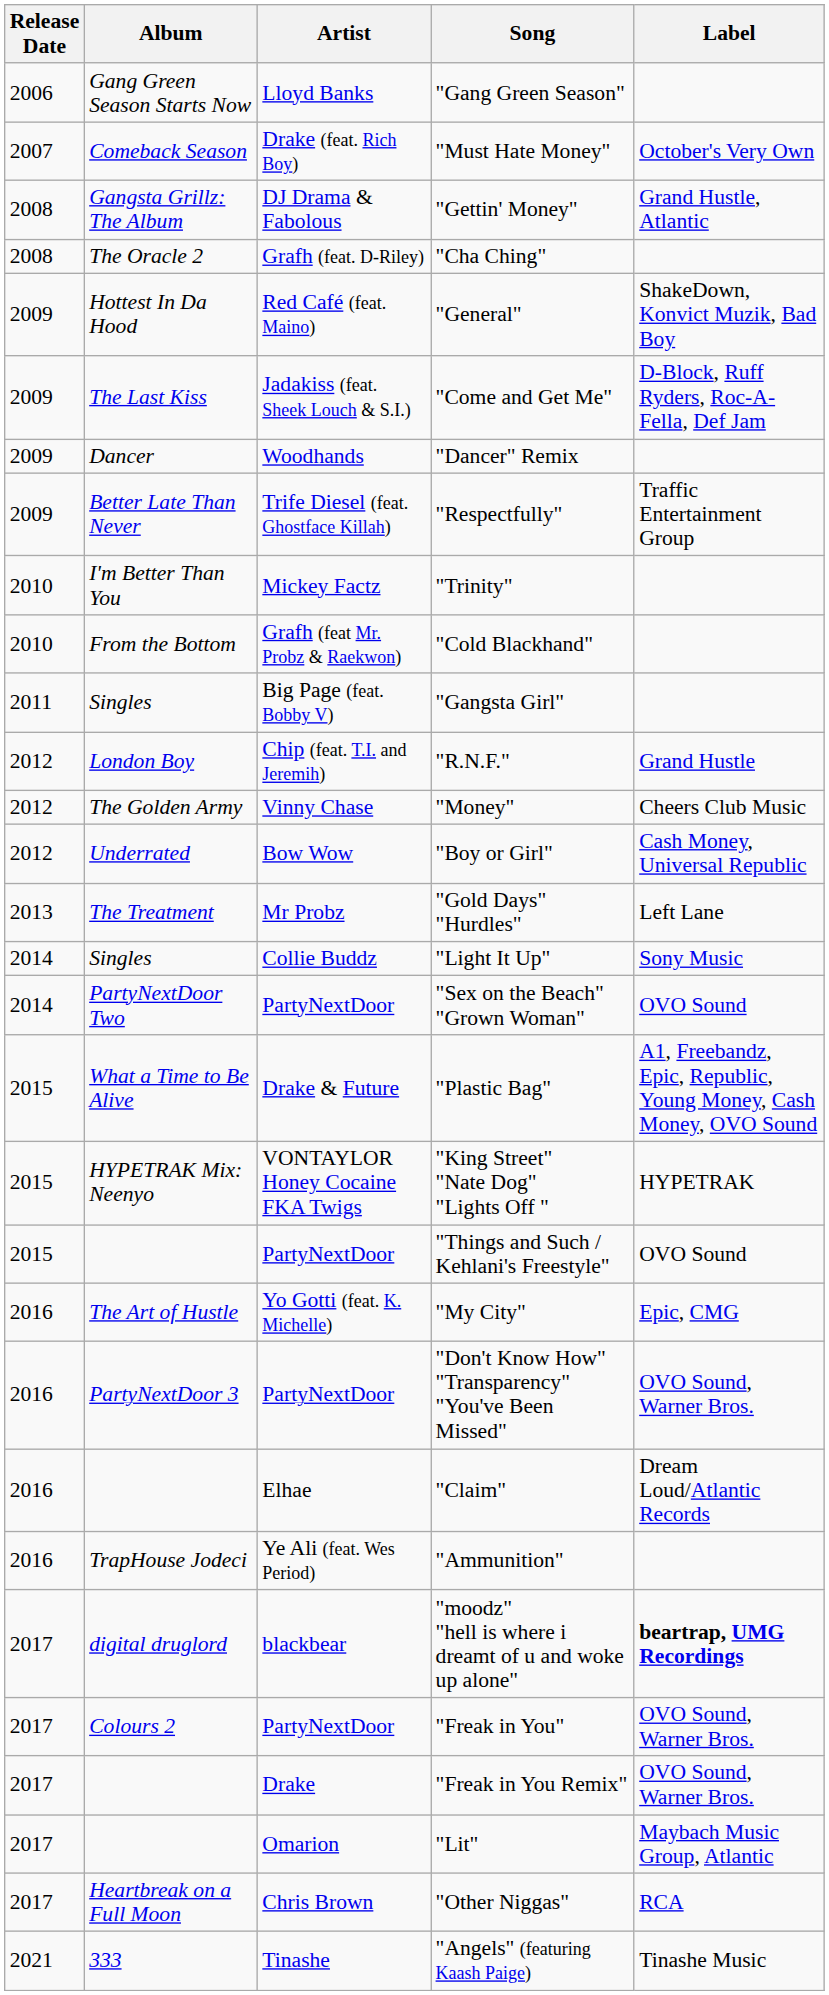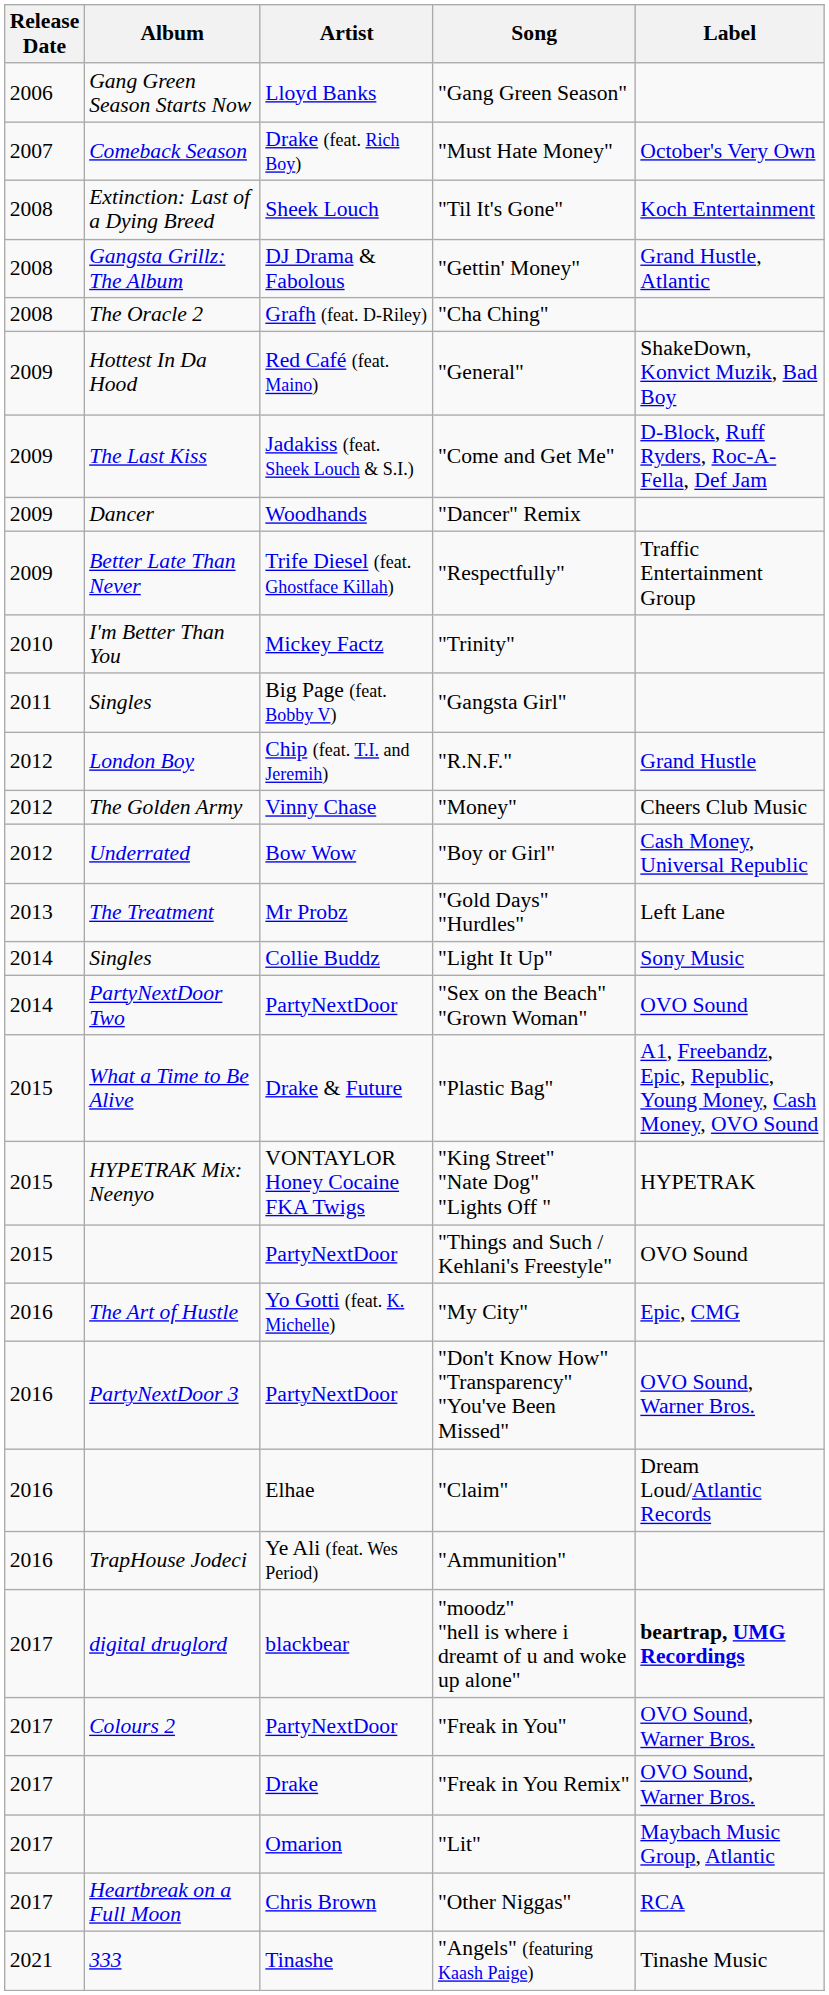+ row: (501, 209)
- row: (514, 643)
